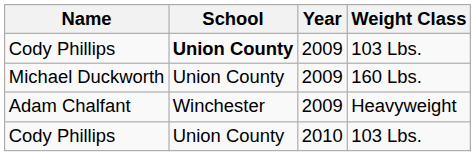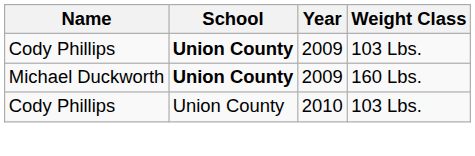(228, 77) normal -> (233, 77) bold
- row: (70, 106)
